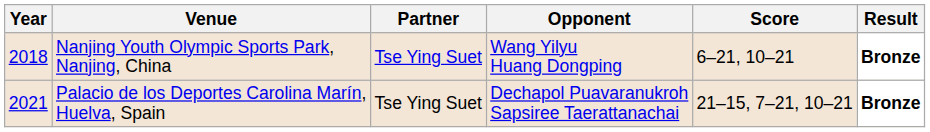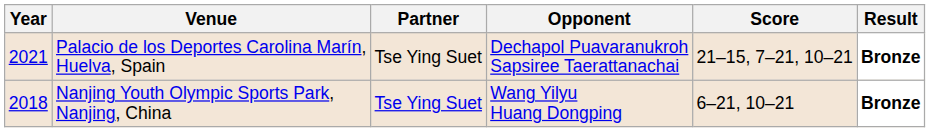rows swapped: (195, 56) <-> (211, 104)
